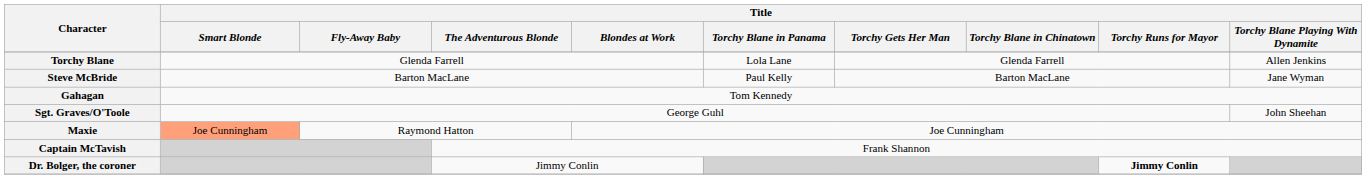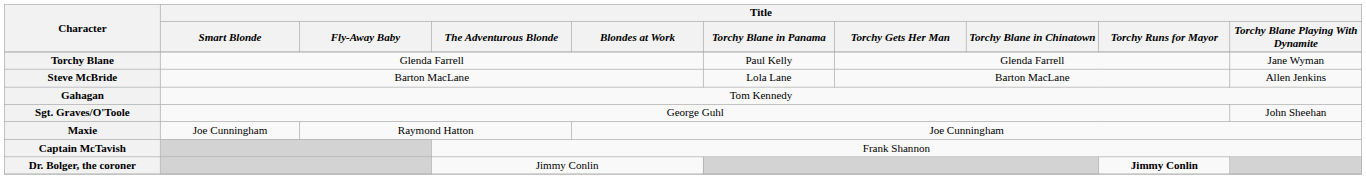(769, 60) Lola Lane -> (769, 60) Paul Kelly
(1296, 60) Allen Jenkins -> (1296, 60) Jane Wyman
(769, 78) Paul Kelly -> (769, 78) Lola Lane
(1296, 78) Jane Wyman -> (1296, 78) Allen Jenkins
(230, 130) lightsalmon background -> (230, 130) no background
